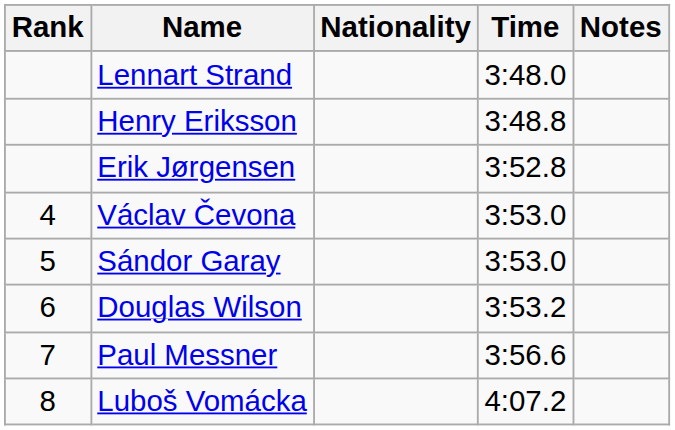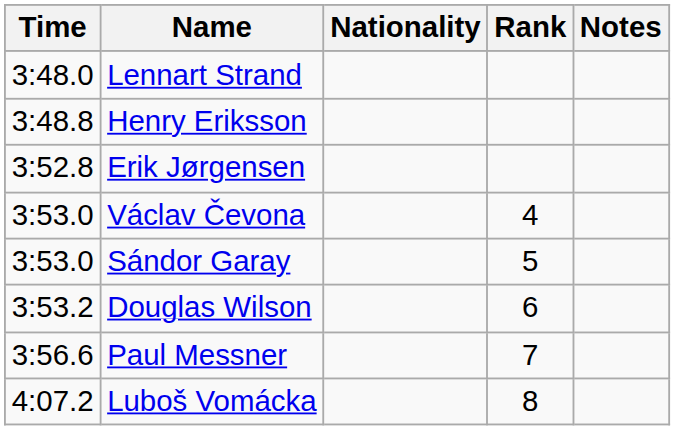columns swapped: (48, 27) <-> (525, 27)
